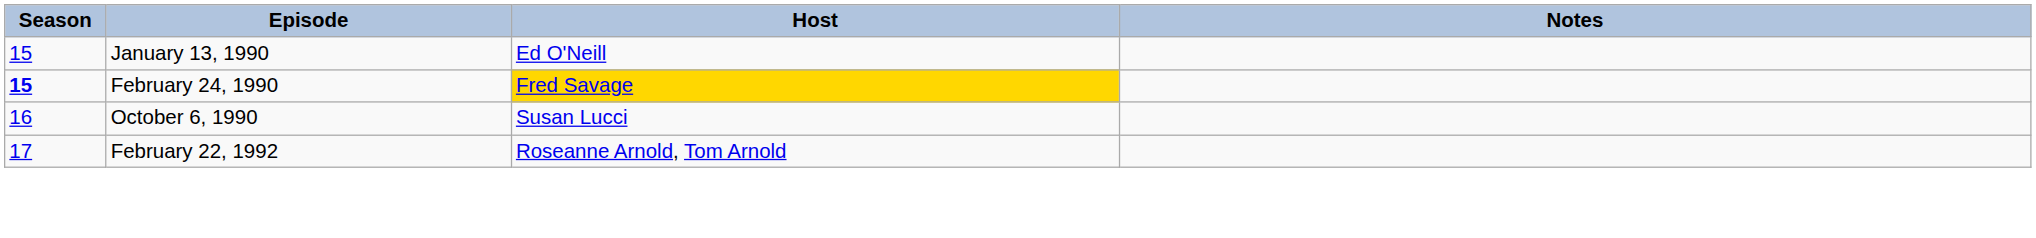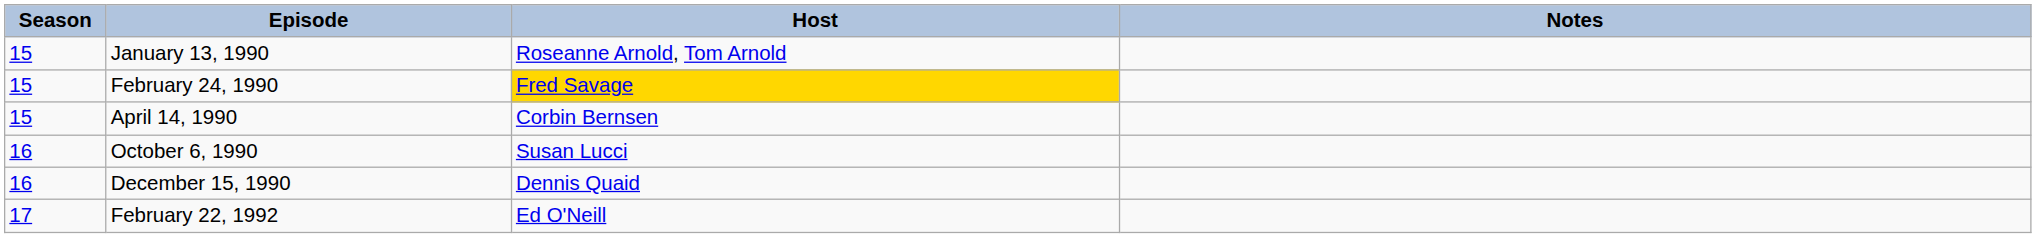(561, 53) Ed O'Neill -> (651, 53) Roseanne Arnold, Tom Arnold
(21, 85) bold -> (21, 85) normal
+ row: (174, 118)
+ row: (201, 183)
(651, 150) Roseanne Arnold, Tom Arnold -> (561, 215) Ed O'Neill
